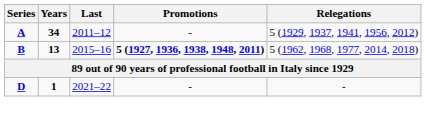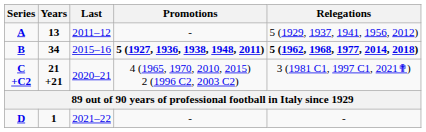(54, 32) 34 -> (54, 32) 13
(54, 50) 13 -> (54, 50) 34
(344, 50) normal -> (344, 50) bold
+ row: (21, 75)
